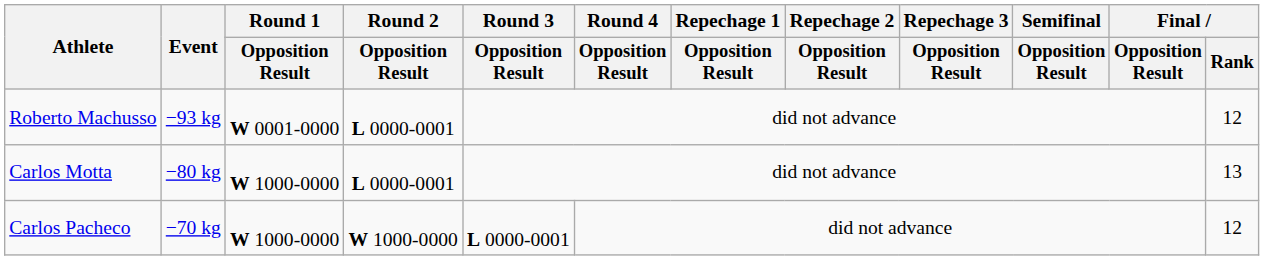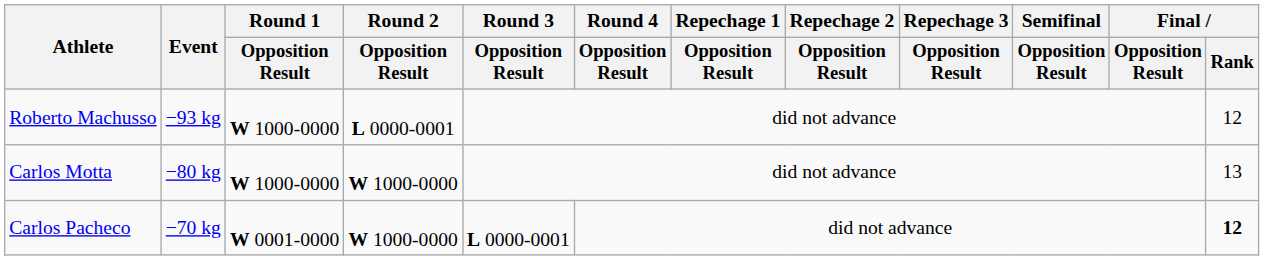(285, 128) W 0001-0000 -> (285, 128) W 1000-0000
(403, 184) L 0000-0001 -> (403, 184) W 1000-0000
(285, 239) W 1000-0000 -> (285, 239) W 0001-0000
(1232, 228) normal -> (1232, 228) bold
